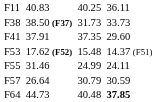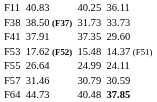(38, 66) 31.46 -> (38, 66) 26.64
(38, 80) 26.64 -> (38, 80) 31.46
